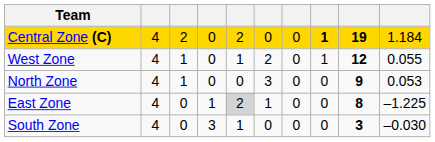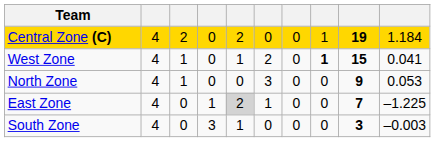(324, 37) bold -> (324, 37) normal
(324, 59) normal -> (324, 59) bold
(359, 59) 12 -> (359, 59) 15
(405, 59) 0.055 -> (405, 59) 0.041
(359, 103) 8 -> (359, 103) 7
(405, 125) –0.030 -> (405, 125) –0.003
